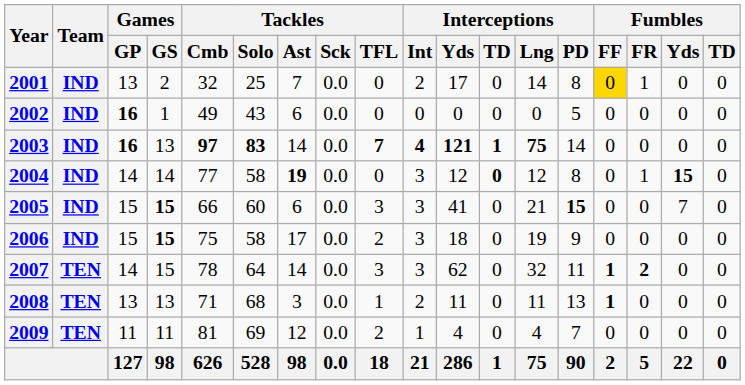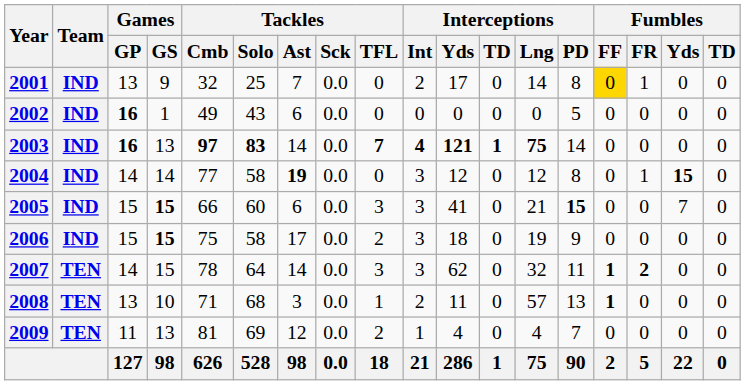(165, 82) 2 -> (165, 82) 9
(497, 176) bold -> (497, 176) normal
(165, 301) 13 -> (165, 301) 10
(537, 301) 11 -> (537, 301) 57
(165, 332) 11 -> (165, 332) 13
